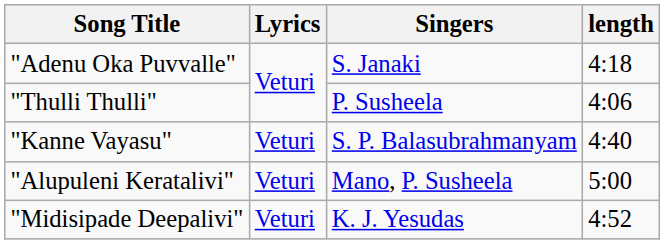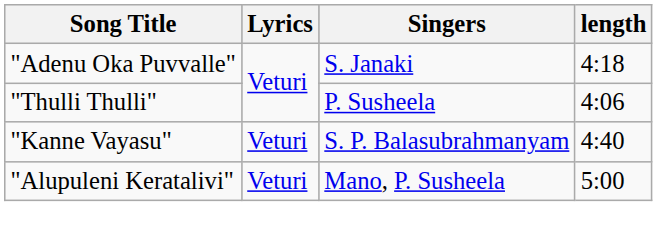- row: (127, 219)
